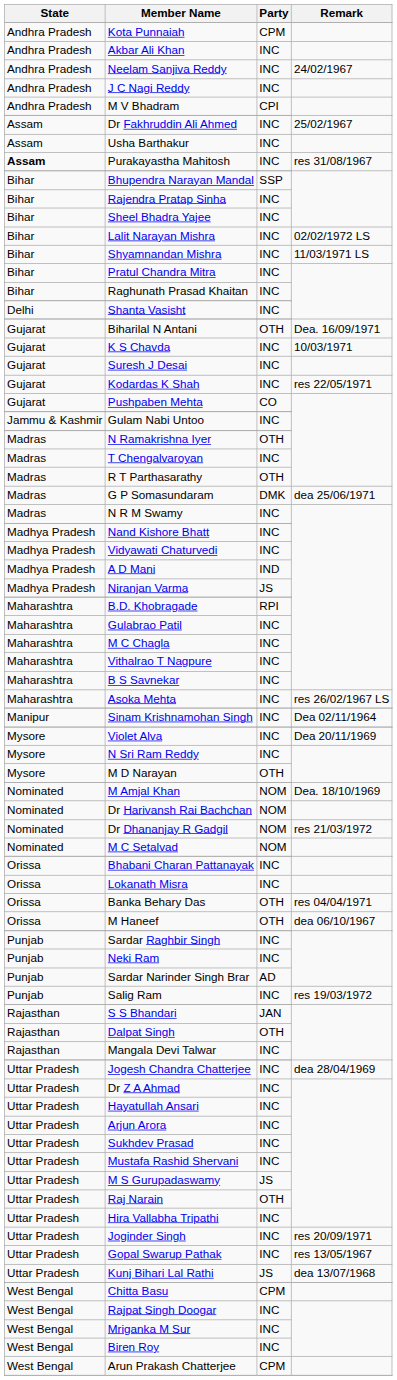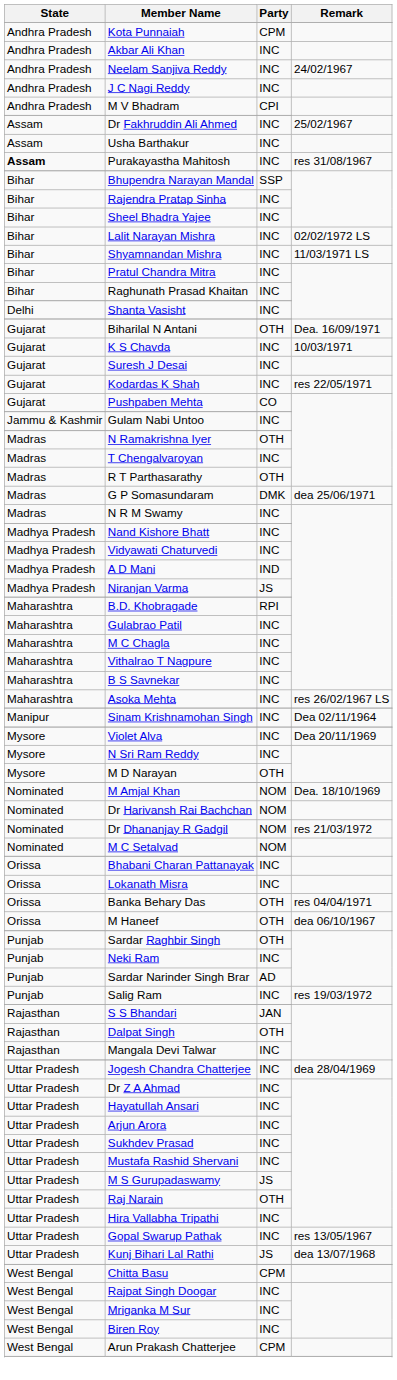(269, 939) INC -> (272, 939) OTH
- row: (147, 1236)
